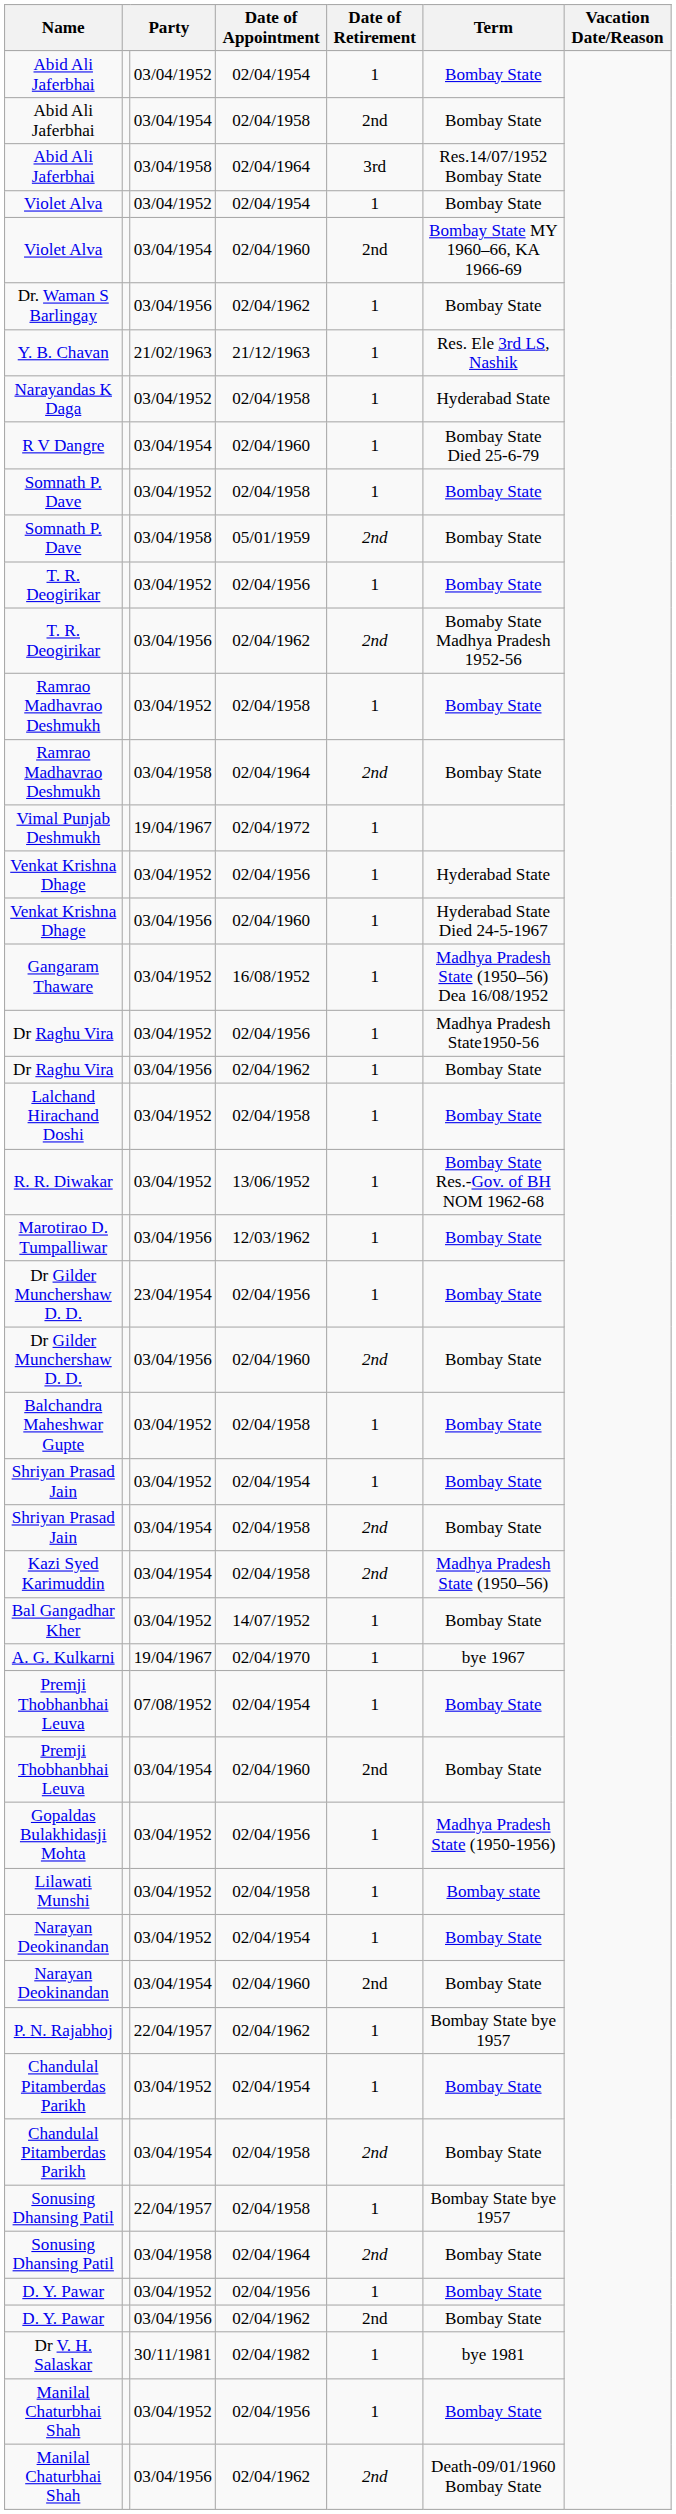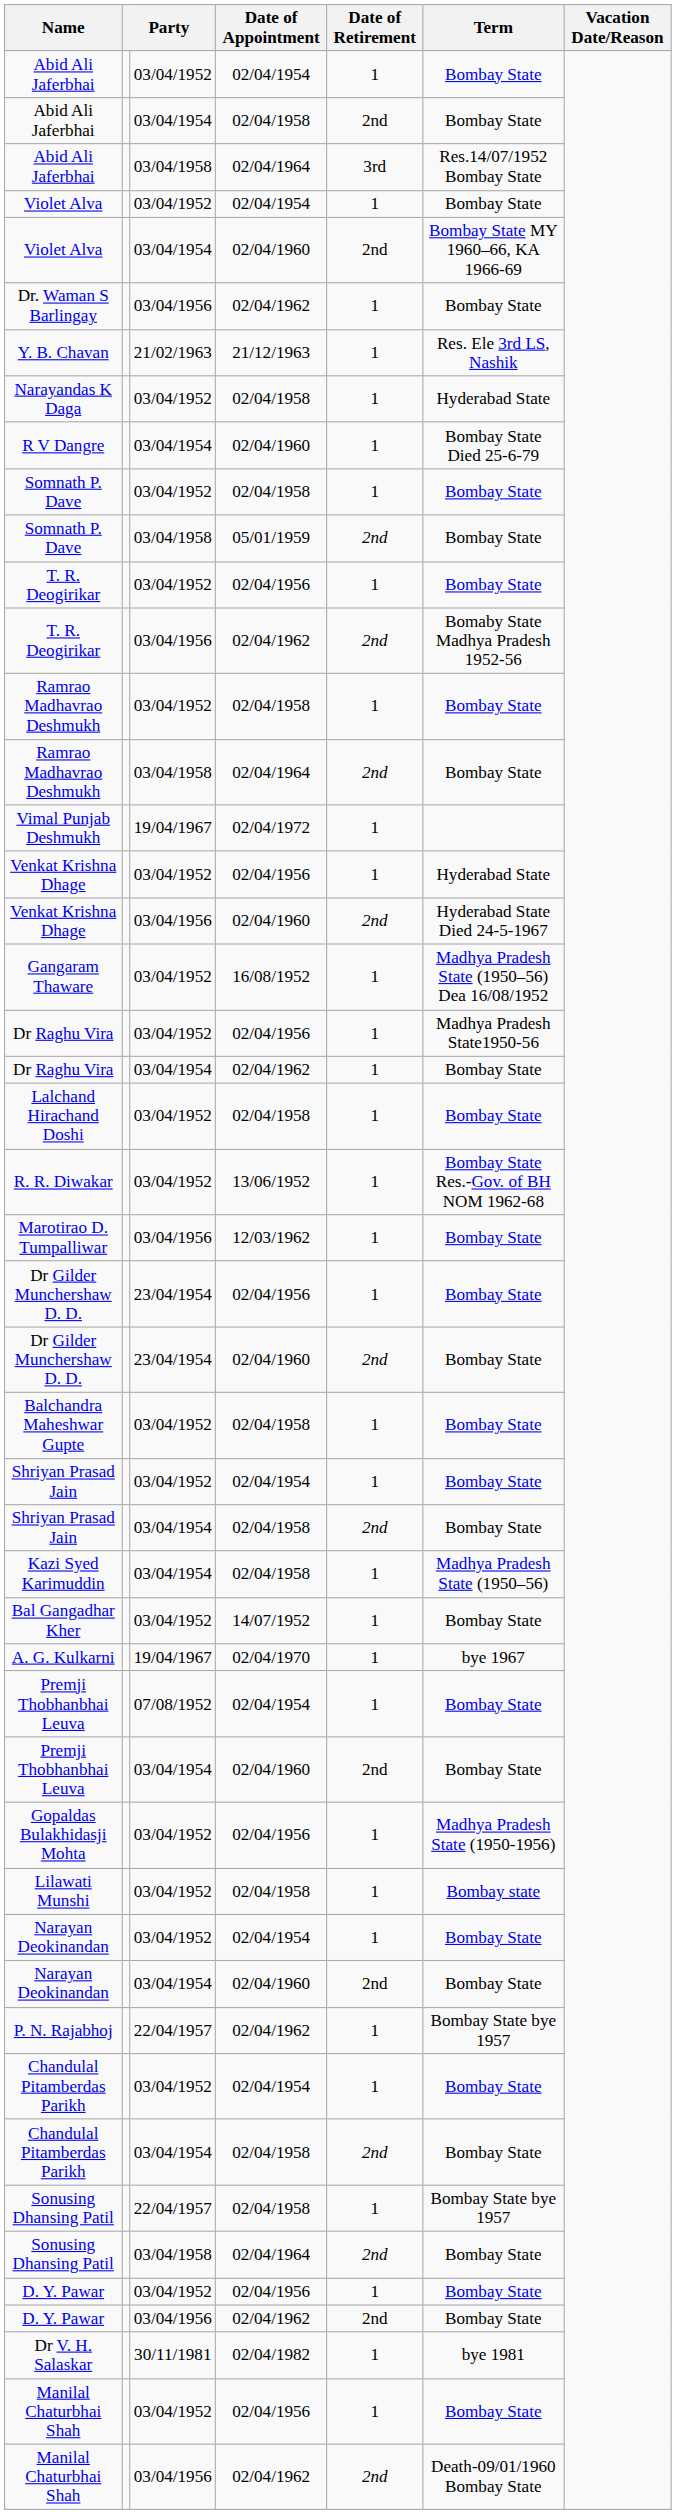(375, 920) 1 -> (375, 920) 2nd
(173, 1069) 03/04/1956 -> (173, 1069) 03/04/1954
(173, 1359) 03/04/1956 -> (173, 1359) 23/04/1954
(375, 1574) 2nd -> (375, 1574) 1
